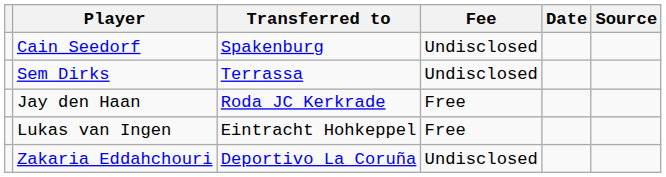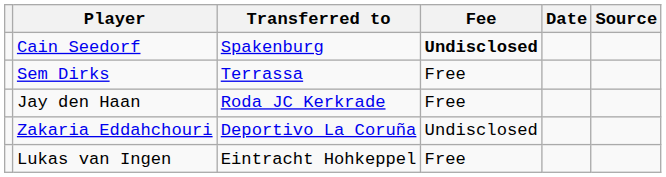(481, 47) normal -> (481, 47) bold
(481, 75) Undisclosed -> (445, 75) Free
rows swapped: (94, 131) <-> (115, 158)
